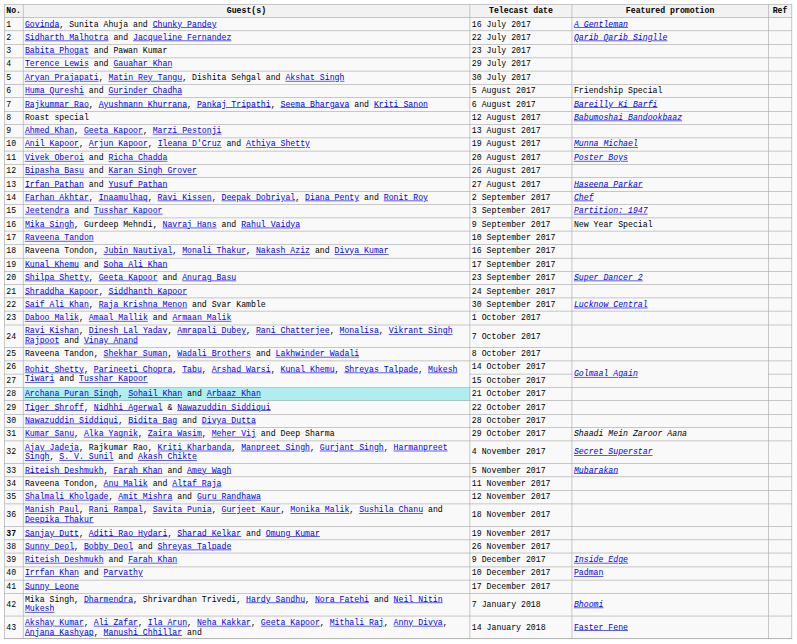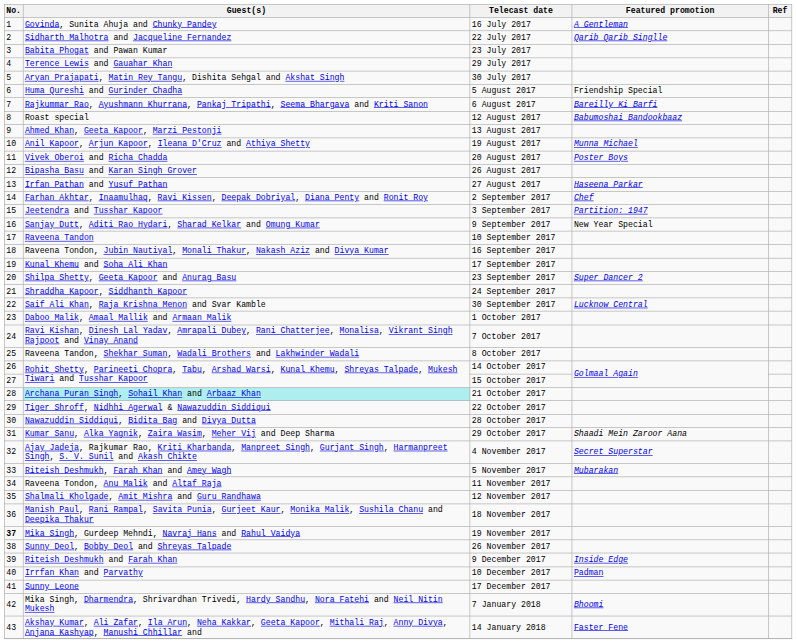(163, 225) Mika Singh, Gurdeep Mehndi, Navraj Hans and Rahul Vaidya -> (172, 225) Sanjay Dutt, Aditi Rao Hydari, Sharad Kelkar and Omung Kumar
(172, 533) Sanjay Dutt, Aditi Rao Hydari, Sharad Kelkar and Omung Kumar -> (163, 533) Mika Singh, Gurdeep Mehndi, Navraj Hans and Rahul Vaidya
